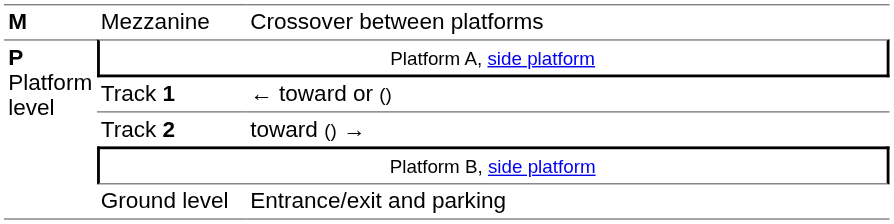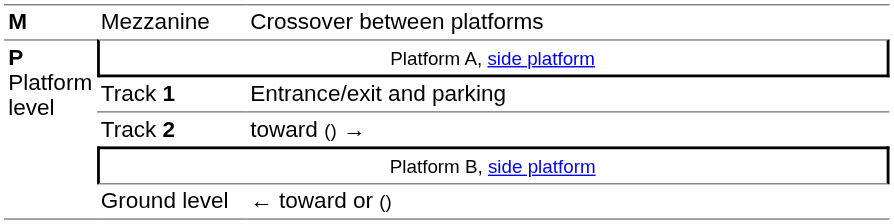(321, 94) ← toward or () -> (378, 94) Entrance/exit and parking
(378, 201) Entrance/exit and parking -> (321, 201) ← toward or ()
